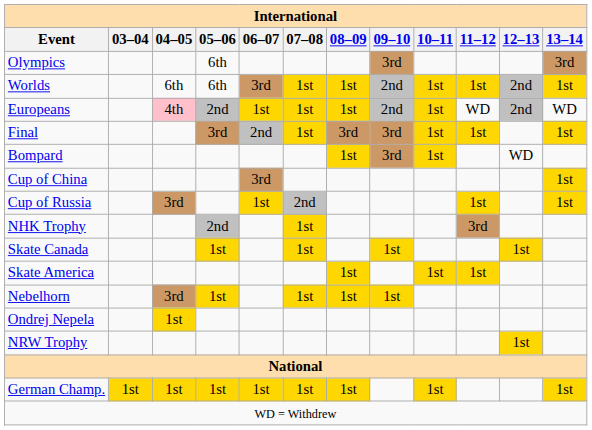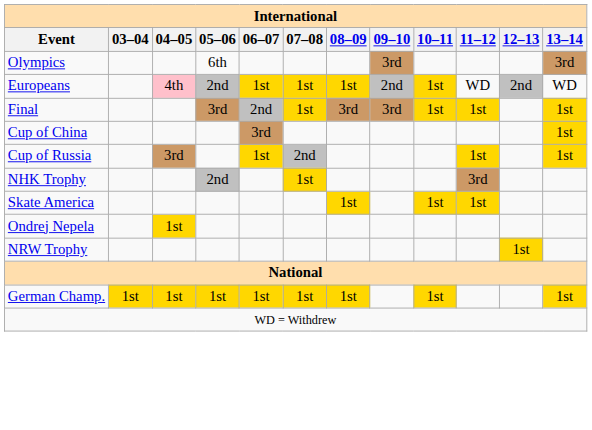- row: (29, 86)
- row: (35, 156)
- row: (48, 249)
- row: (39, 296)
